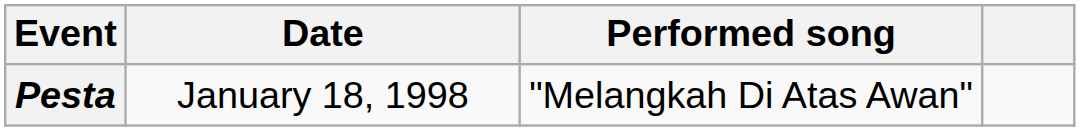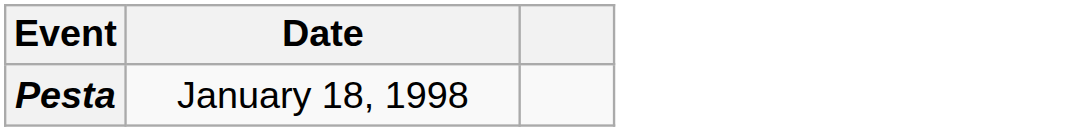- column: (751, 34)
